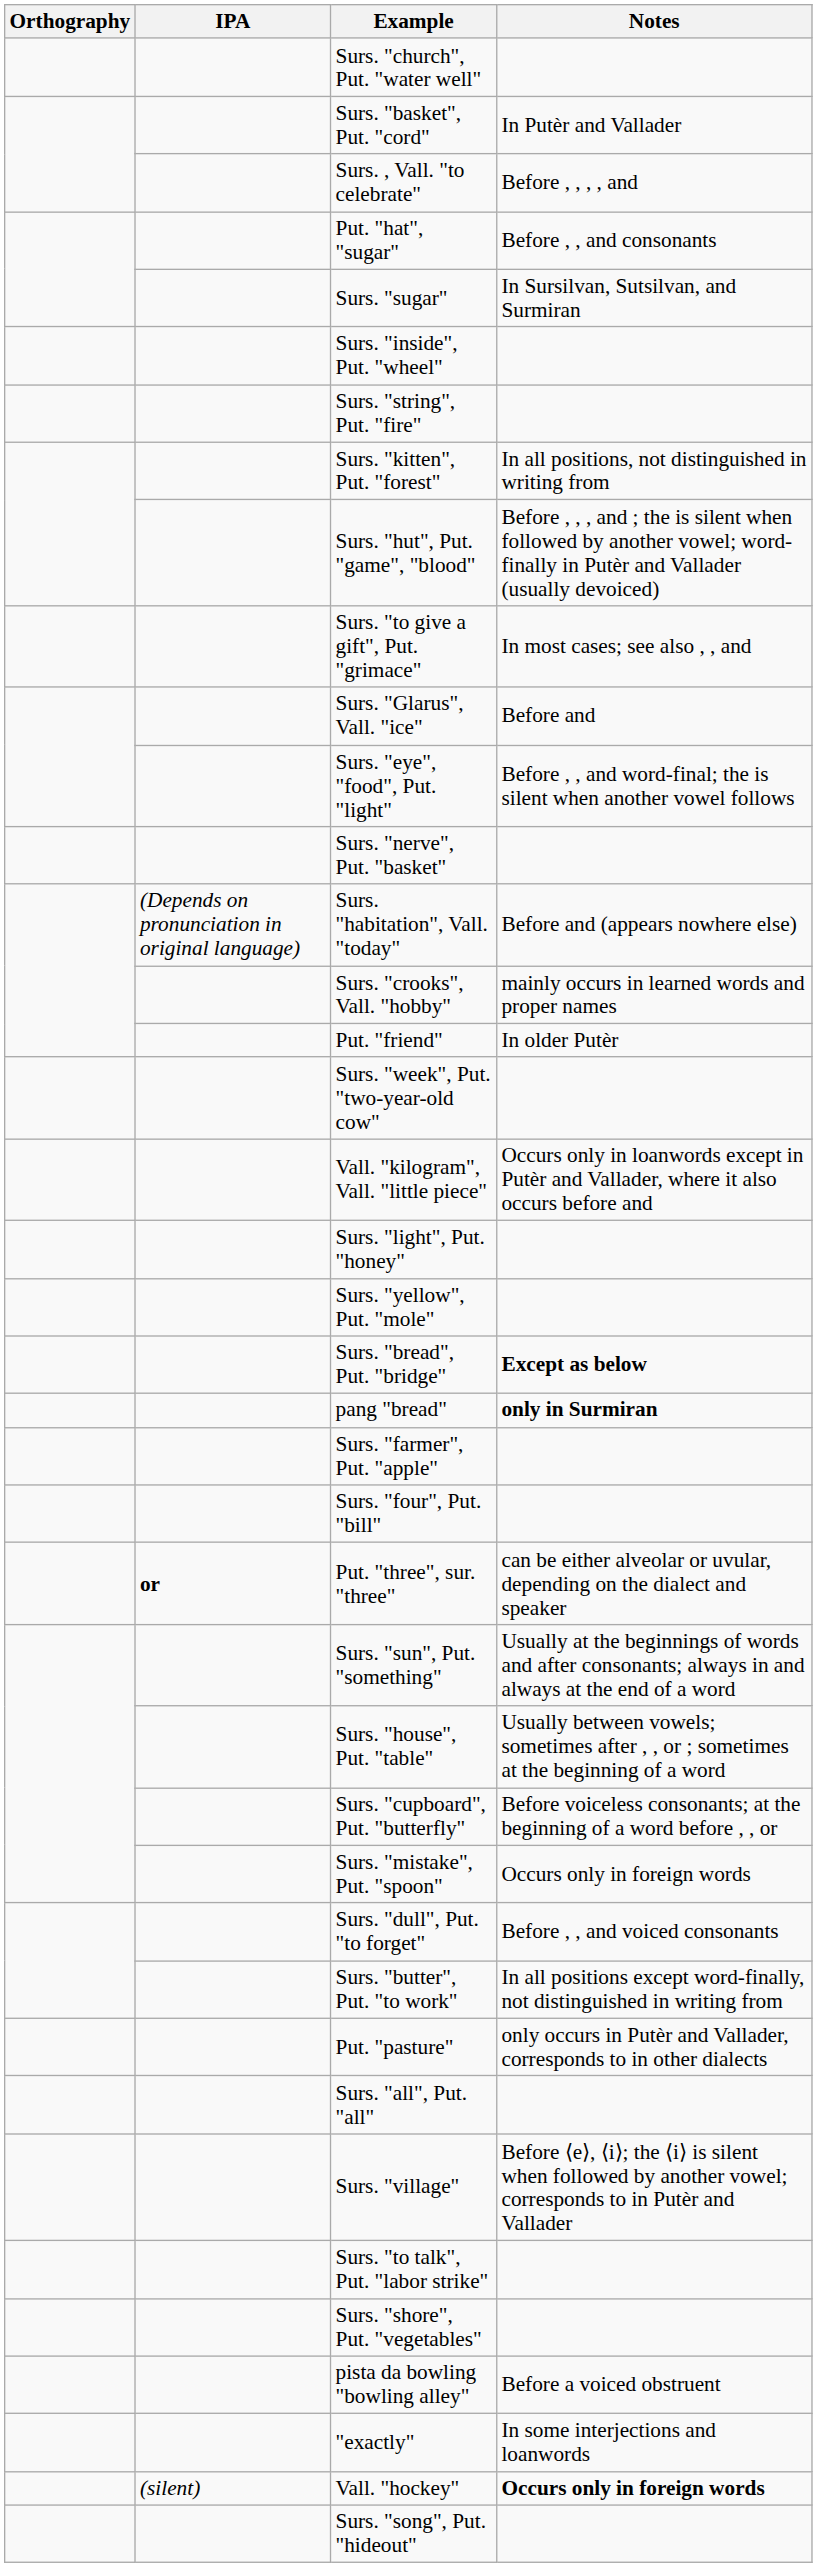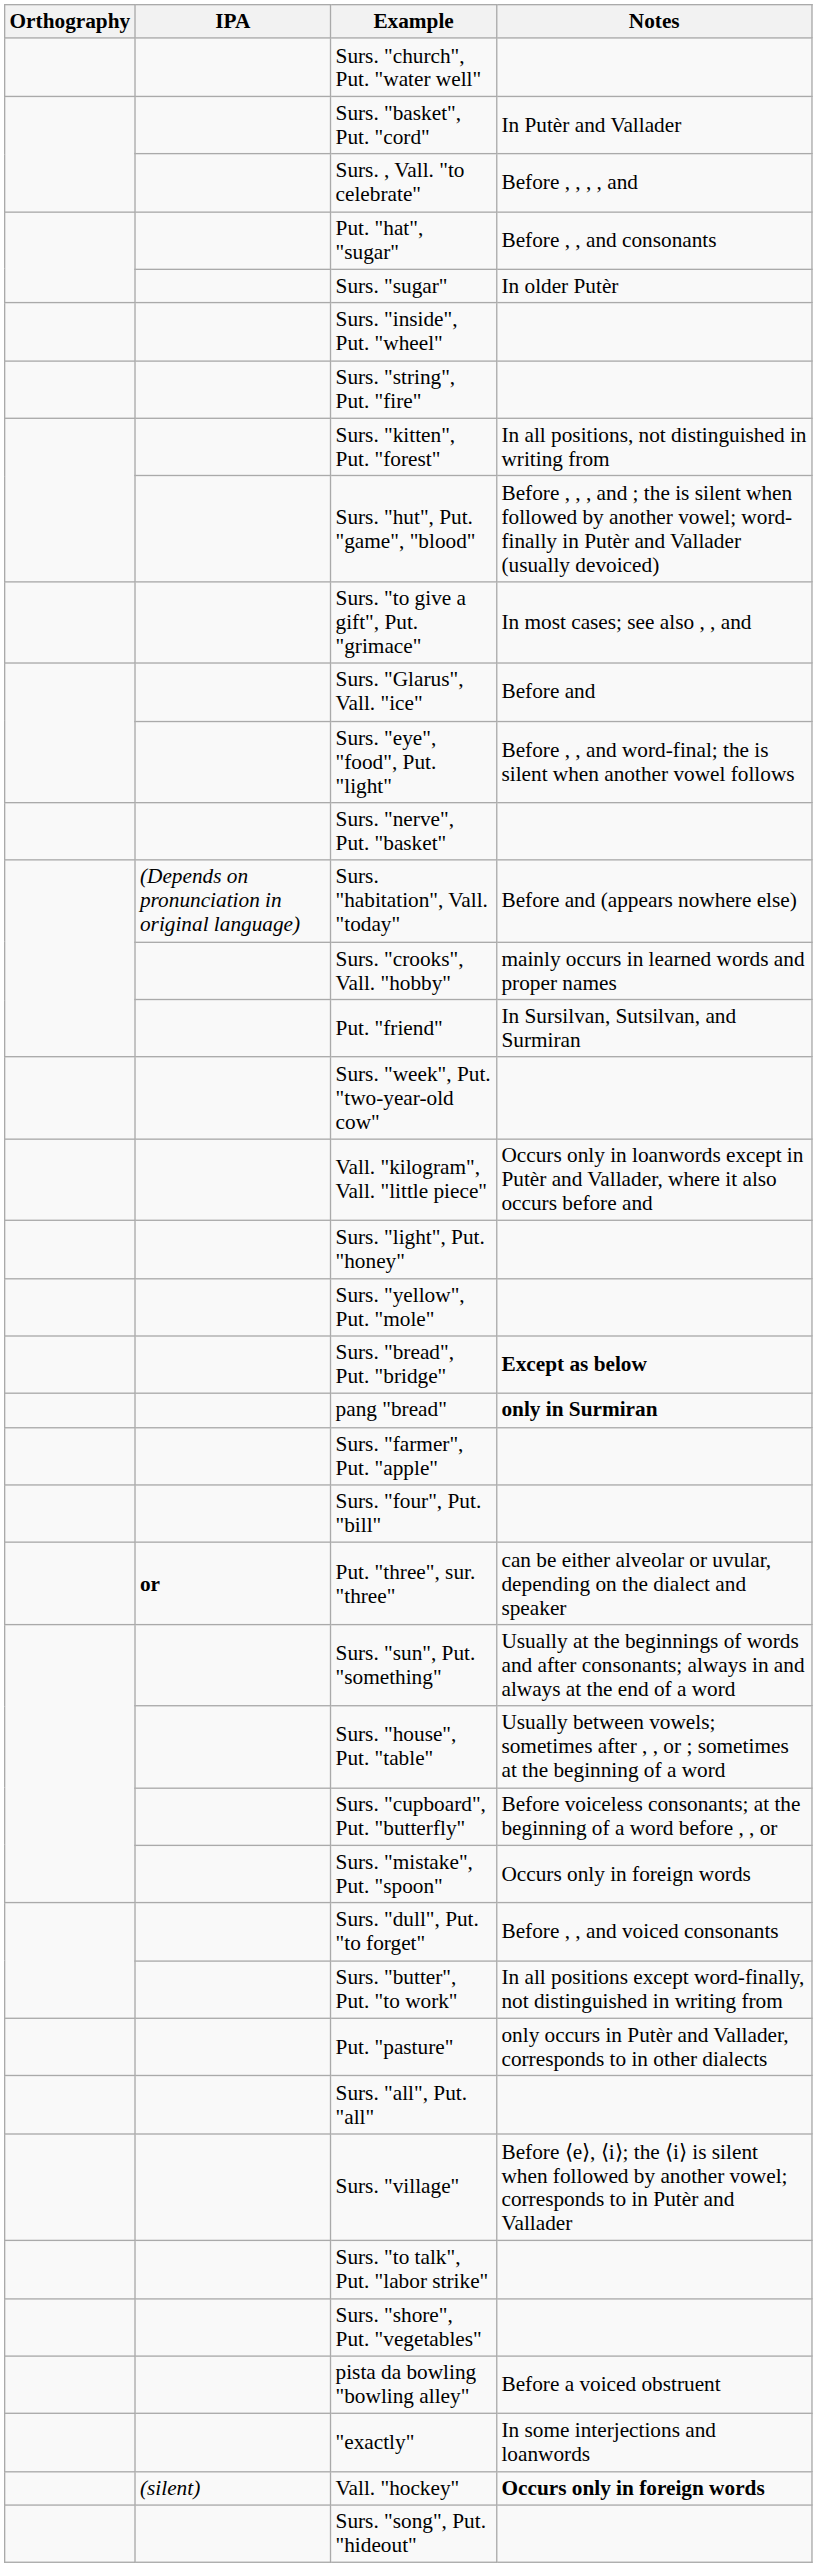(619, 297) In Sursilvan, Sutsilvan, and Surmiran -> (560, 285) In older Putèr
(560, 1040) In older Putèr -> (619, 1028) In Sursilvan, Sutsilvan, and Surmiran
